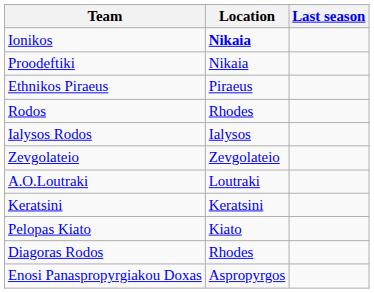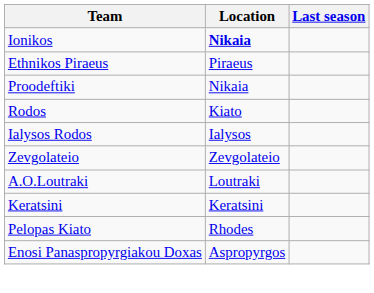rows swapped: (58, 87) <-> (41, 63)
(231, 110) Rhodes -> (225, 110) Kiato
(225, 228) Kiato -> (231, 228) Rhodes
- row: (56, 252)
